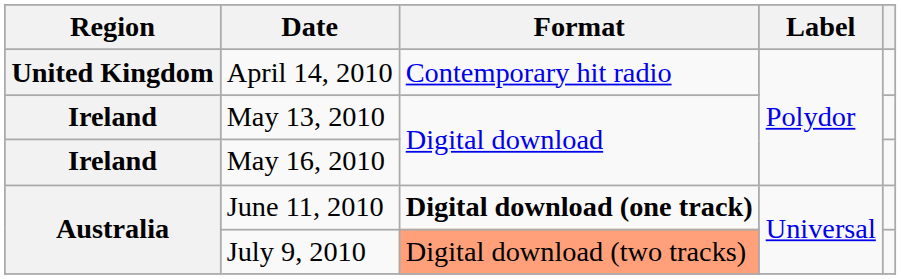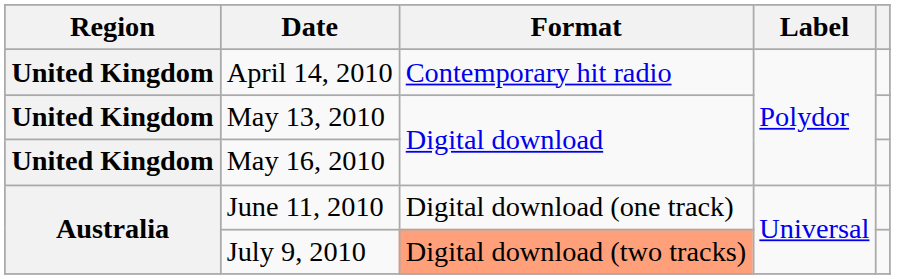(113, 116) Ireland -> (113, 116) United Kingdom
(113, 161) Ireland -> (113, 161) United Kingdom
(579, 206) bold -> (570, 206) normal
